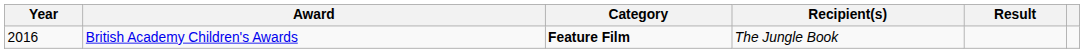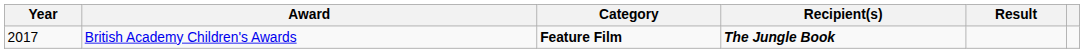(23, 37) 2016 -> (23, 37) 2017
(786, 37) normal -> (780, 37) bold
